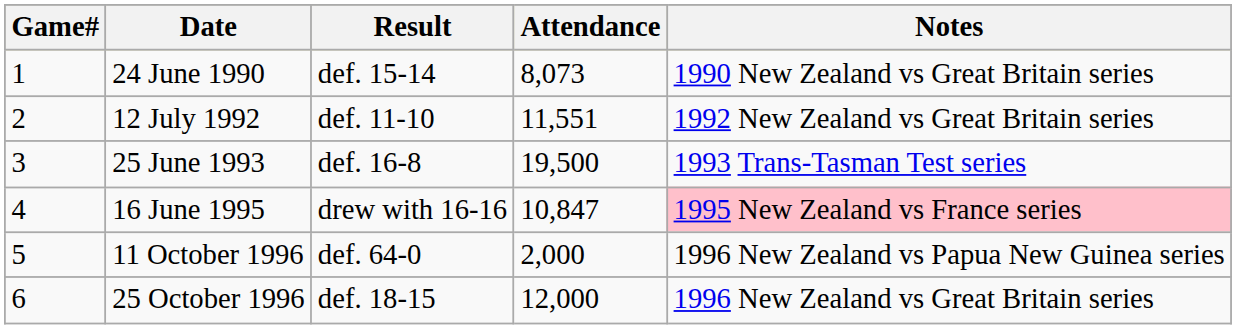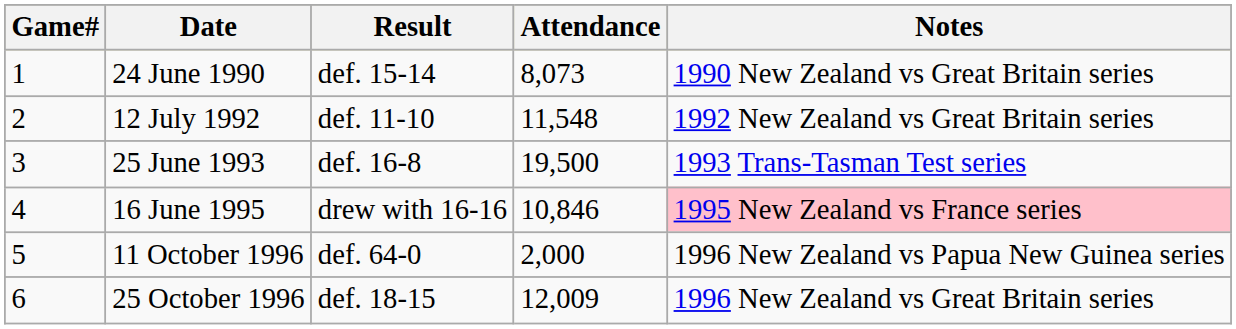(559, 118) 11,551 -> (559, 118) 11,548
(560, 208) 10,847 -> (560, 208) 10,846
(560, 299) 12,000 -> (560, 299) 12,009
